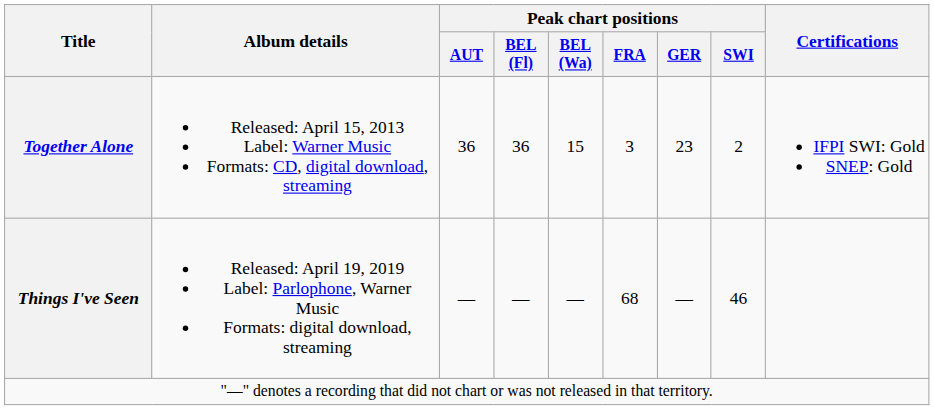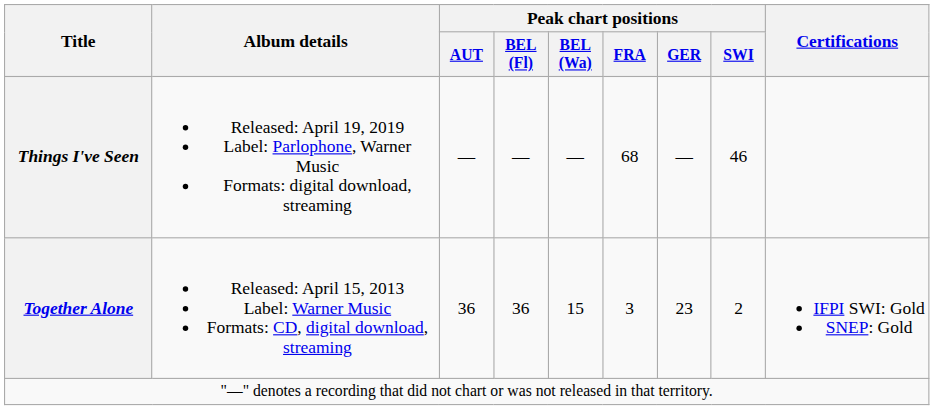rows swapped: (78, 147) <-> (78, 297)
